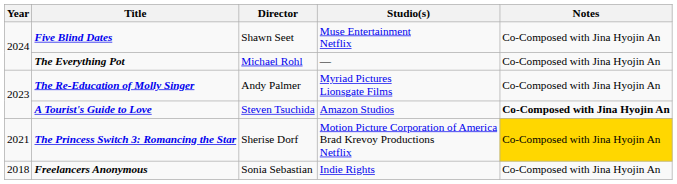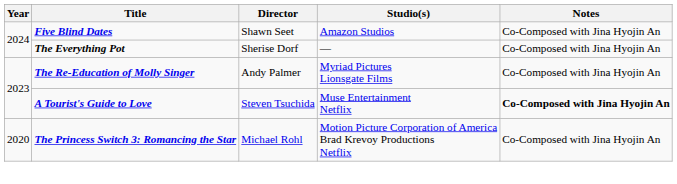(365, 37) Muse Entertainment Netflix -> (357, 31) Amazon Studios
(272, 61) Michael Rohl -> (270, 48) Sherise Dorf
(357, 109) Amazon Studios -> (365, 103) Muse Entertainment Netflix
(18, 139) 2021 -> (18, 139) 2020
(270, 139) Sherise Dorf -> (272, 139) Michael Rohl
(581, 139) gold background -> (581, 139) no background
- row: (91, 170)
